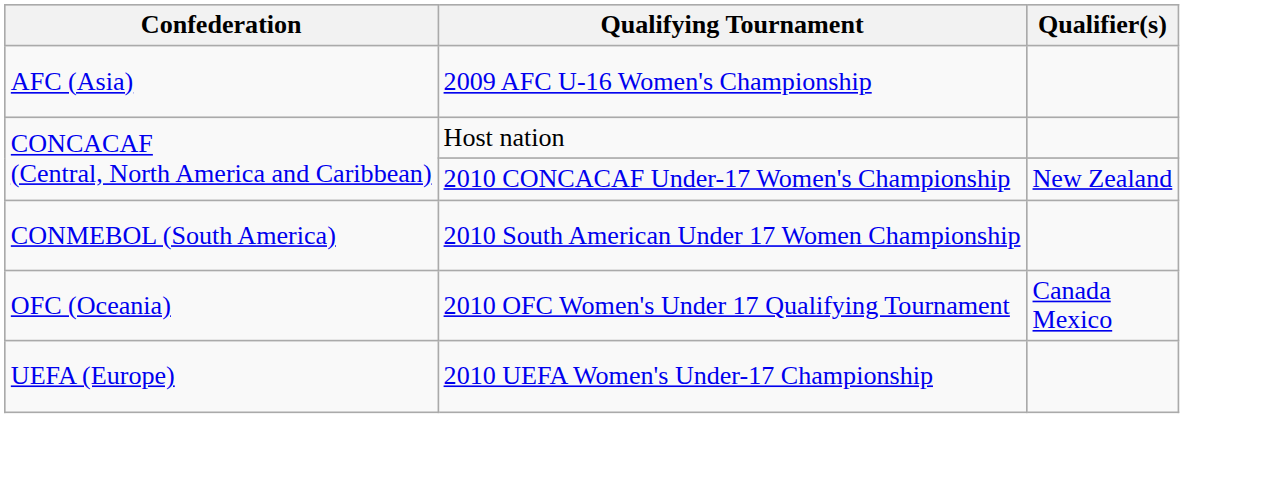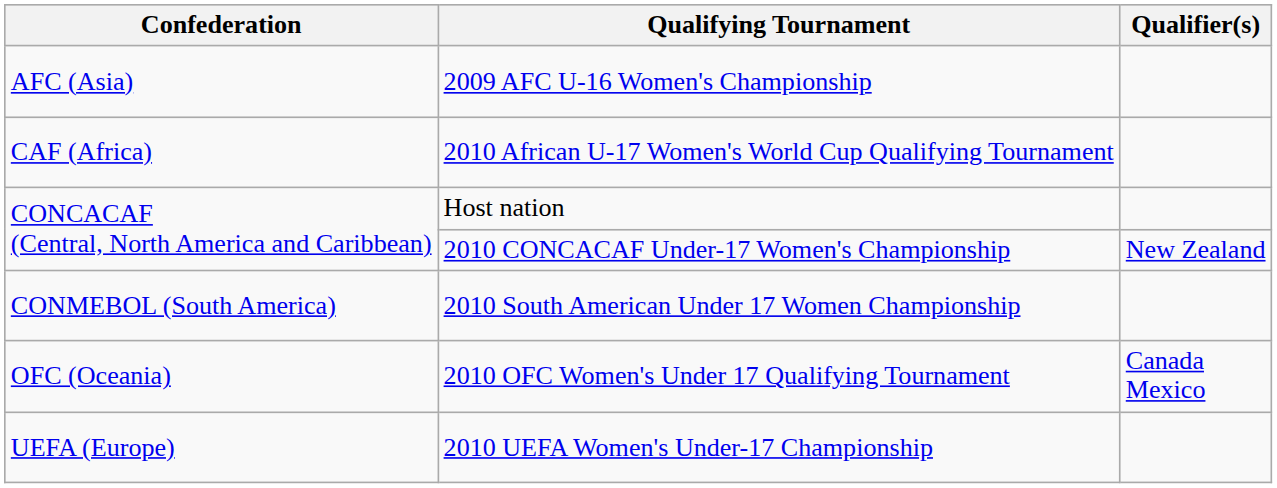+ row: (779, 151)
